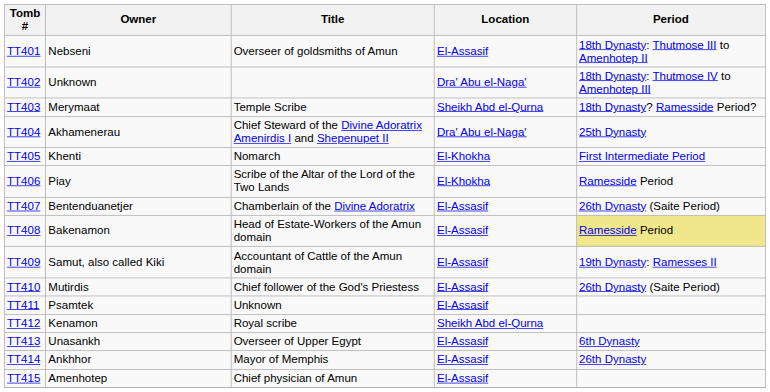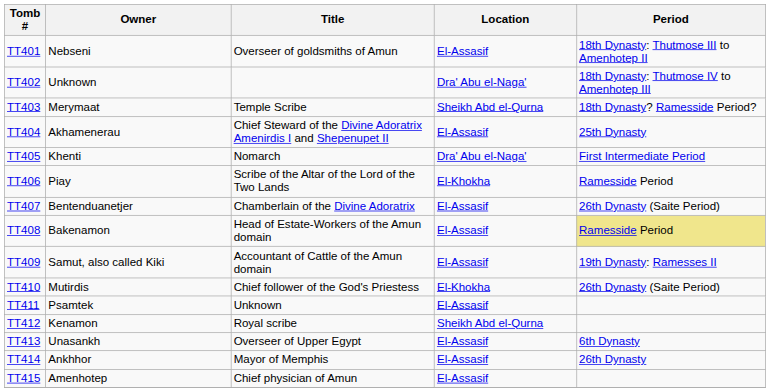(482, 132) Dra' Abu el-Naga' -> (463, 132) El-Assasif
(464, 156) El-Khokha -> (482, 156) Dra' Abu el-Naga'
(463, 287) El-Assasif -> (464, 287) El-Khokha
